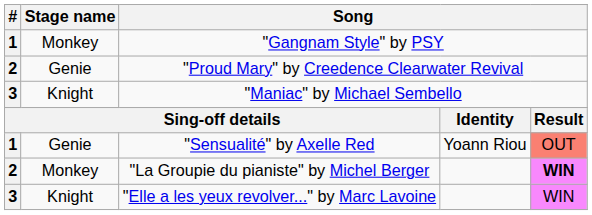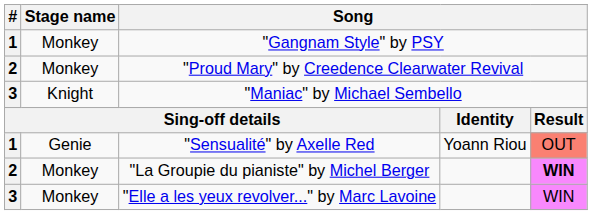(70, 68) Genie -> (70, 68) Monkey
(70, 196) Knight -> (70, 196) Monkey
